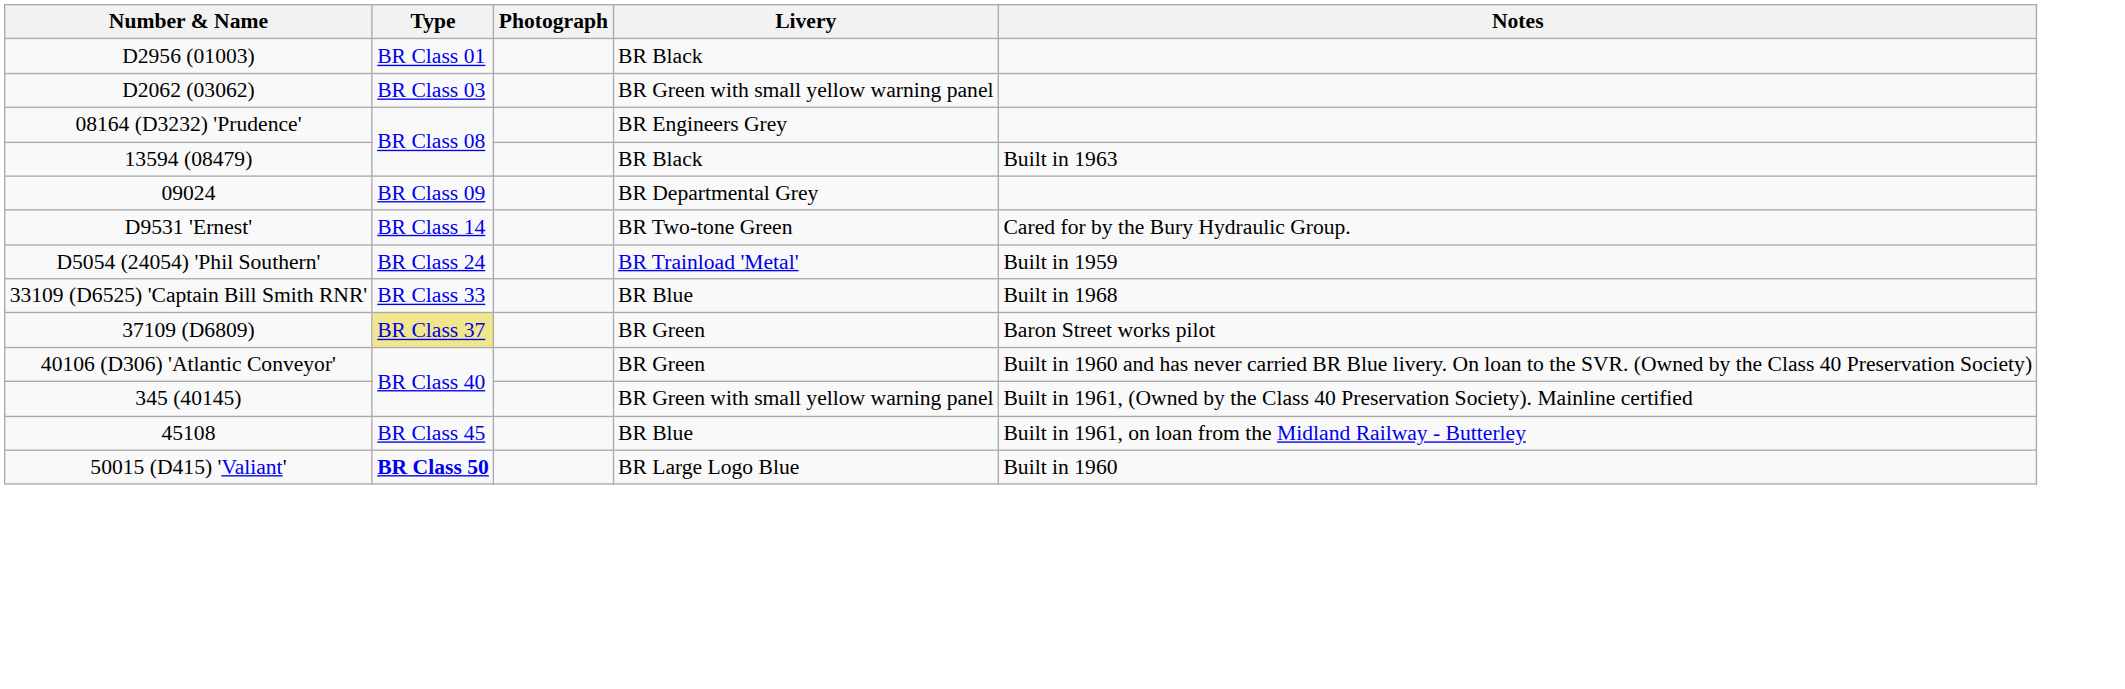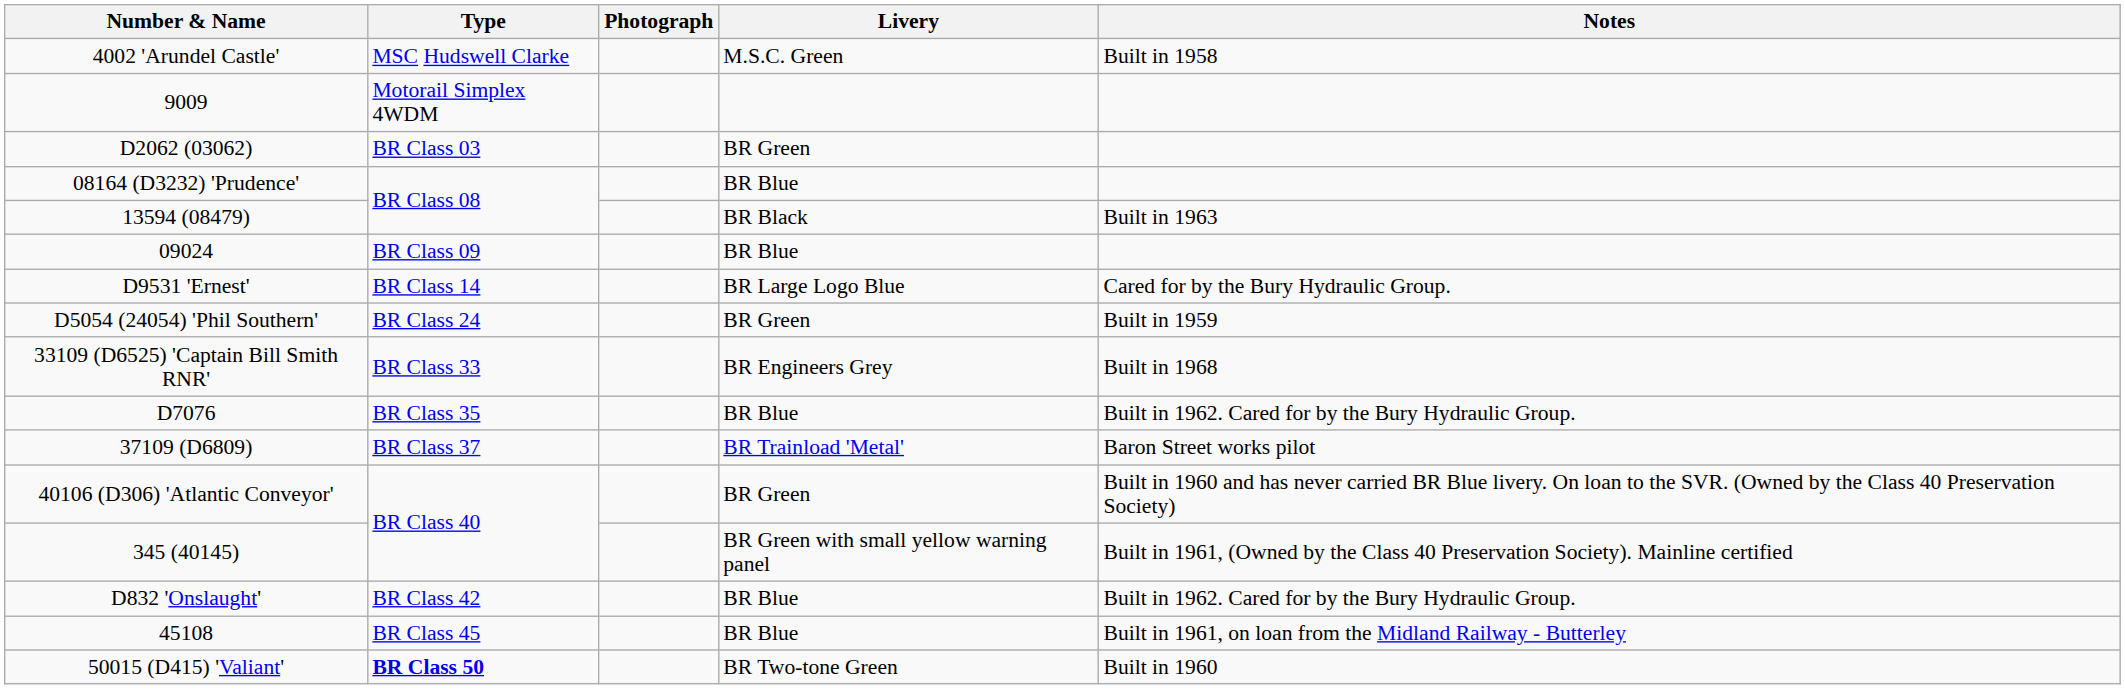+ row: (186, 55)
+ row: (186, 102)
- row: (188, 55)
(806, 90) BR Green with small yellow warning panel -> (767, 148) BR Green
(703, 124) BR Engineers Grey -> (761, 182) BR Blue
(718, 192) BR Departmental Grey -> (761, 251) BR Blue
(705, 227) BR Two-tone Green -> (814, 285) BR Large Logo Blue
(708, 261) BR Trainload 'Metal' -> (767, 319) BR Green
(655, 295) BR Blue -> (808, 366) BR Engineers Grey
+ row: (186, 412)
(431, 329) khaki background -> (426, 447) no background
(661, 329) BR Green -> (814, 447) BR Trainload 'Metal'
+ row: (186, 598)
(709, 466) BR Large Logo Blue -> (811, 666) BR Two-tone Green
